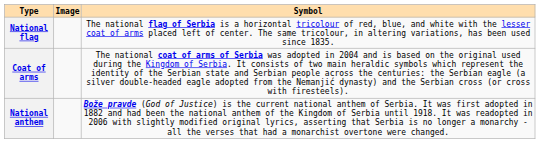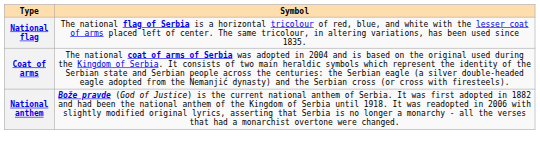- column: (67, 11)
